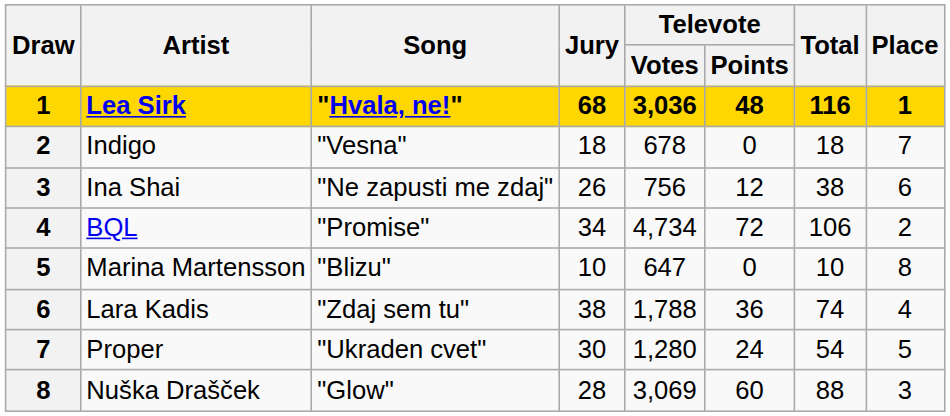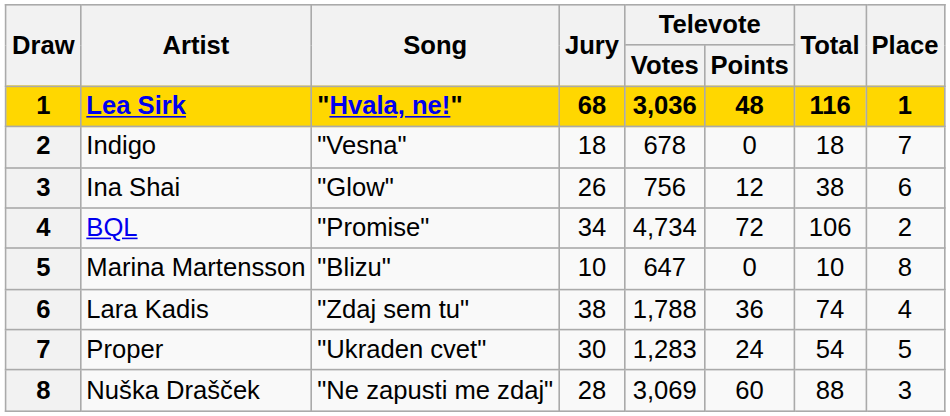(435, 187) "Ne zapusti me zdaj" -> (356, 187) "Glow"
(665, 349) 1,280 -> (665, 349) 1,283
(356, 390) "Glow" -> (435, 390) "Ne zapusti me zdaj"
